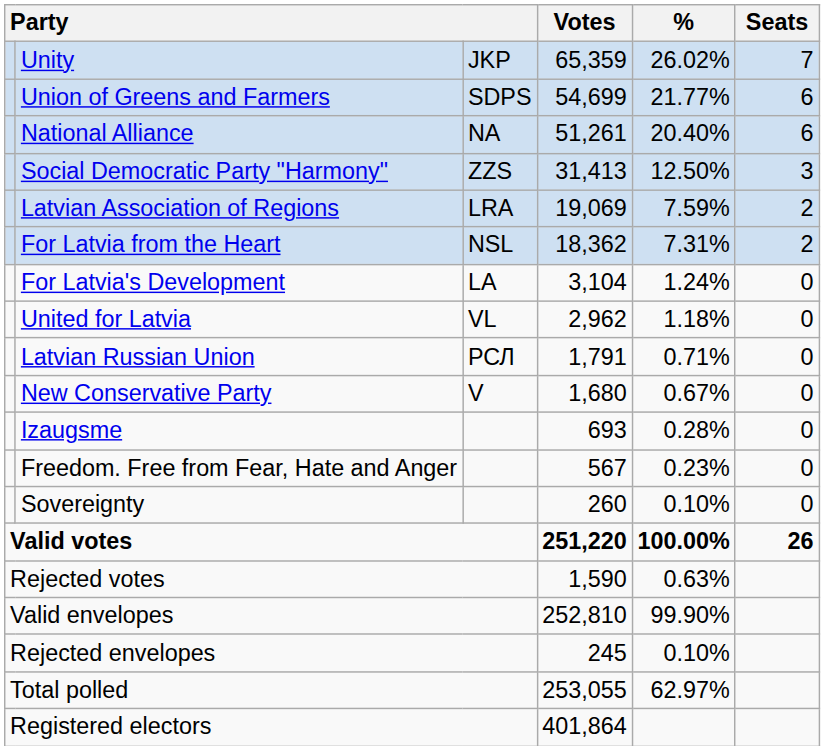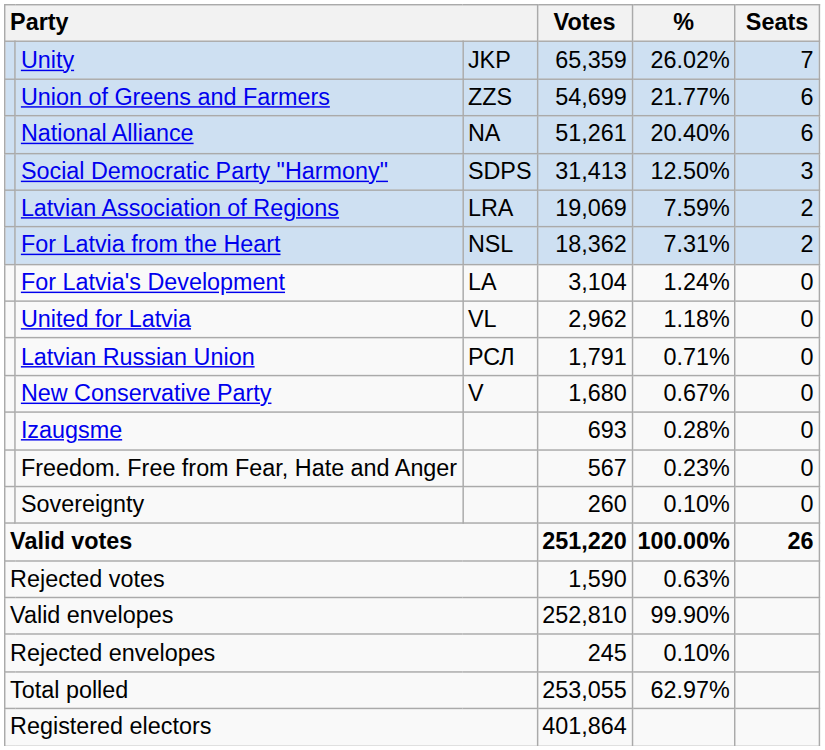(500, 97) SDPS -> (490, 97) ZZS
(490, 171) ZZS -> (500, 171) SDPS
